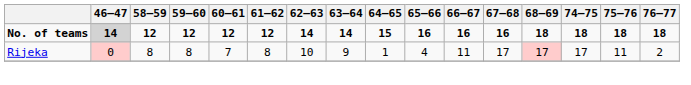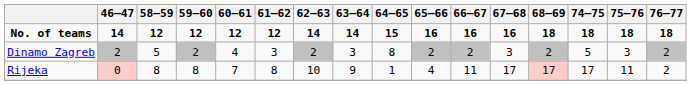(111, 32) lightgrey background -> (117, 32) no background
+ row: (51, 51)
